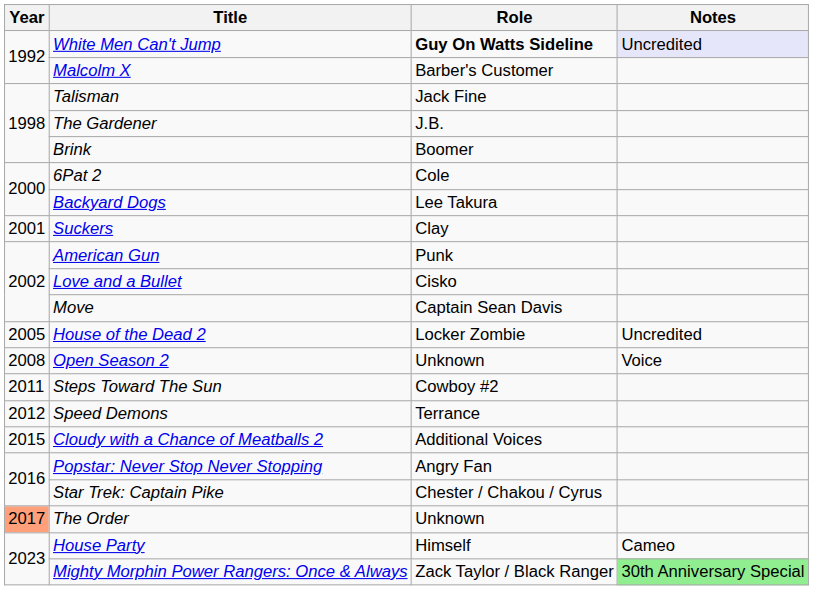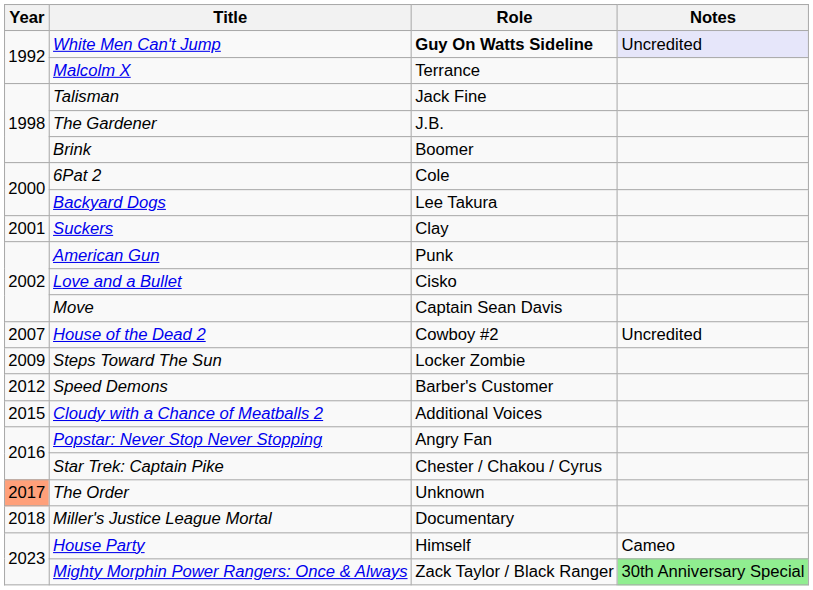(484, 70) Barber's Customer -> (448, 70) Terrance
(27, 334) 2005 -> (27, 334) 2007
(470, 334) Locker Zombie -> (457, 334) Cowboy #2
- row: (111, 360)
(26, 387) 2011 -> (27, 360) 2009
(457, 387) Cowboy #2 -> (470, 360) Locker Zombie
(448, 413) Terrance -> (484, 387) Barber's Customer
+ row: (162, 519)
